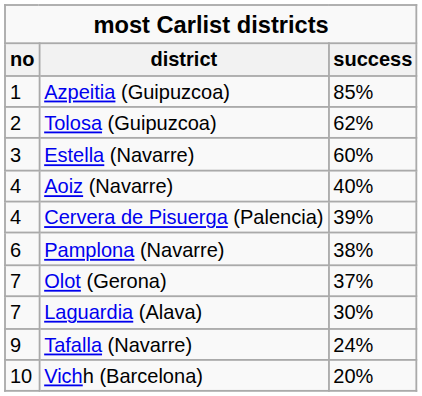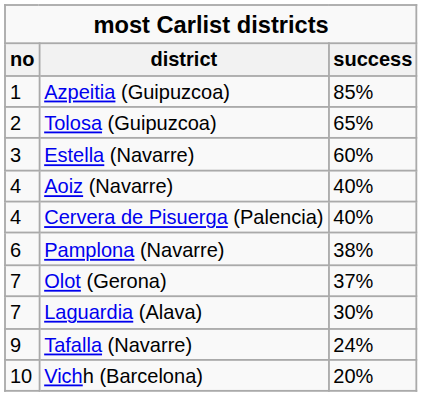(353, 123) 62% -> (353, 123) 65%
(353, 217) 39% -> (353, 217) 40%
